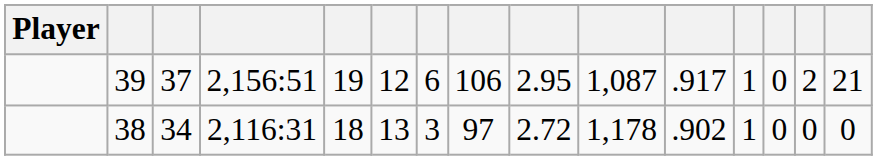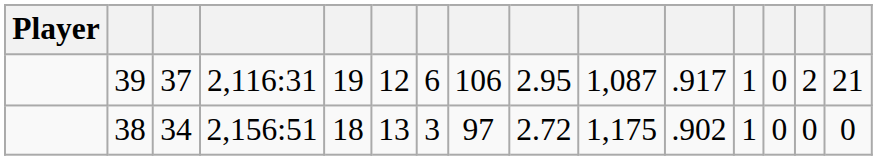(262, 79) 2,156:51 -> (262, 79) 2,116:31
(262, 129) 2,116:31 -> (262, 129) 2,156:51
(621, 129) 1,178 -> (621, 129) 1,175
